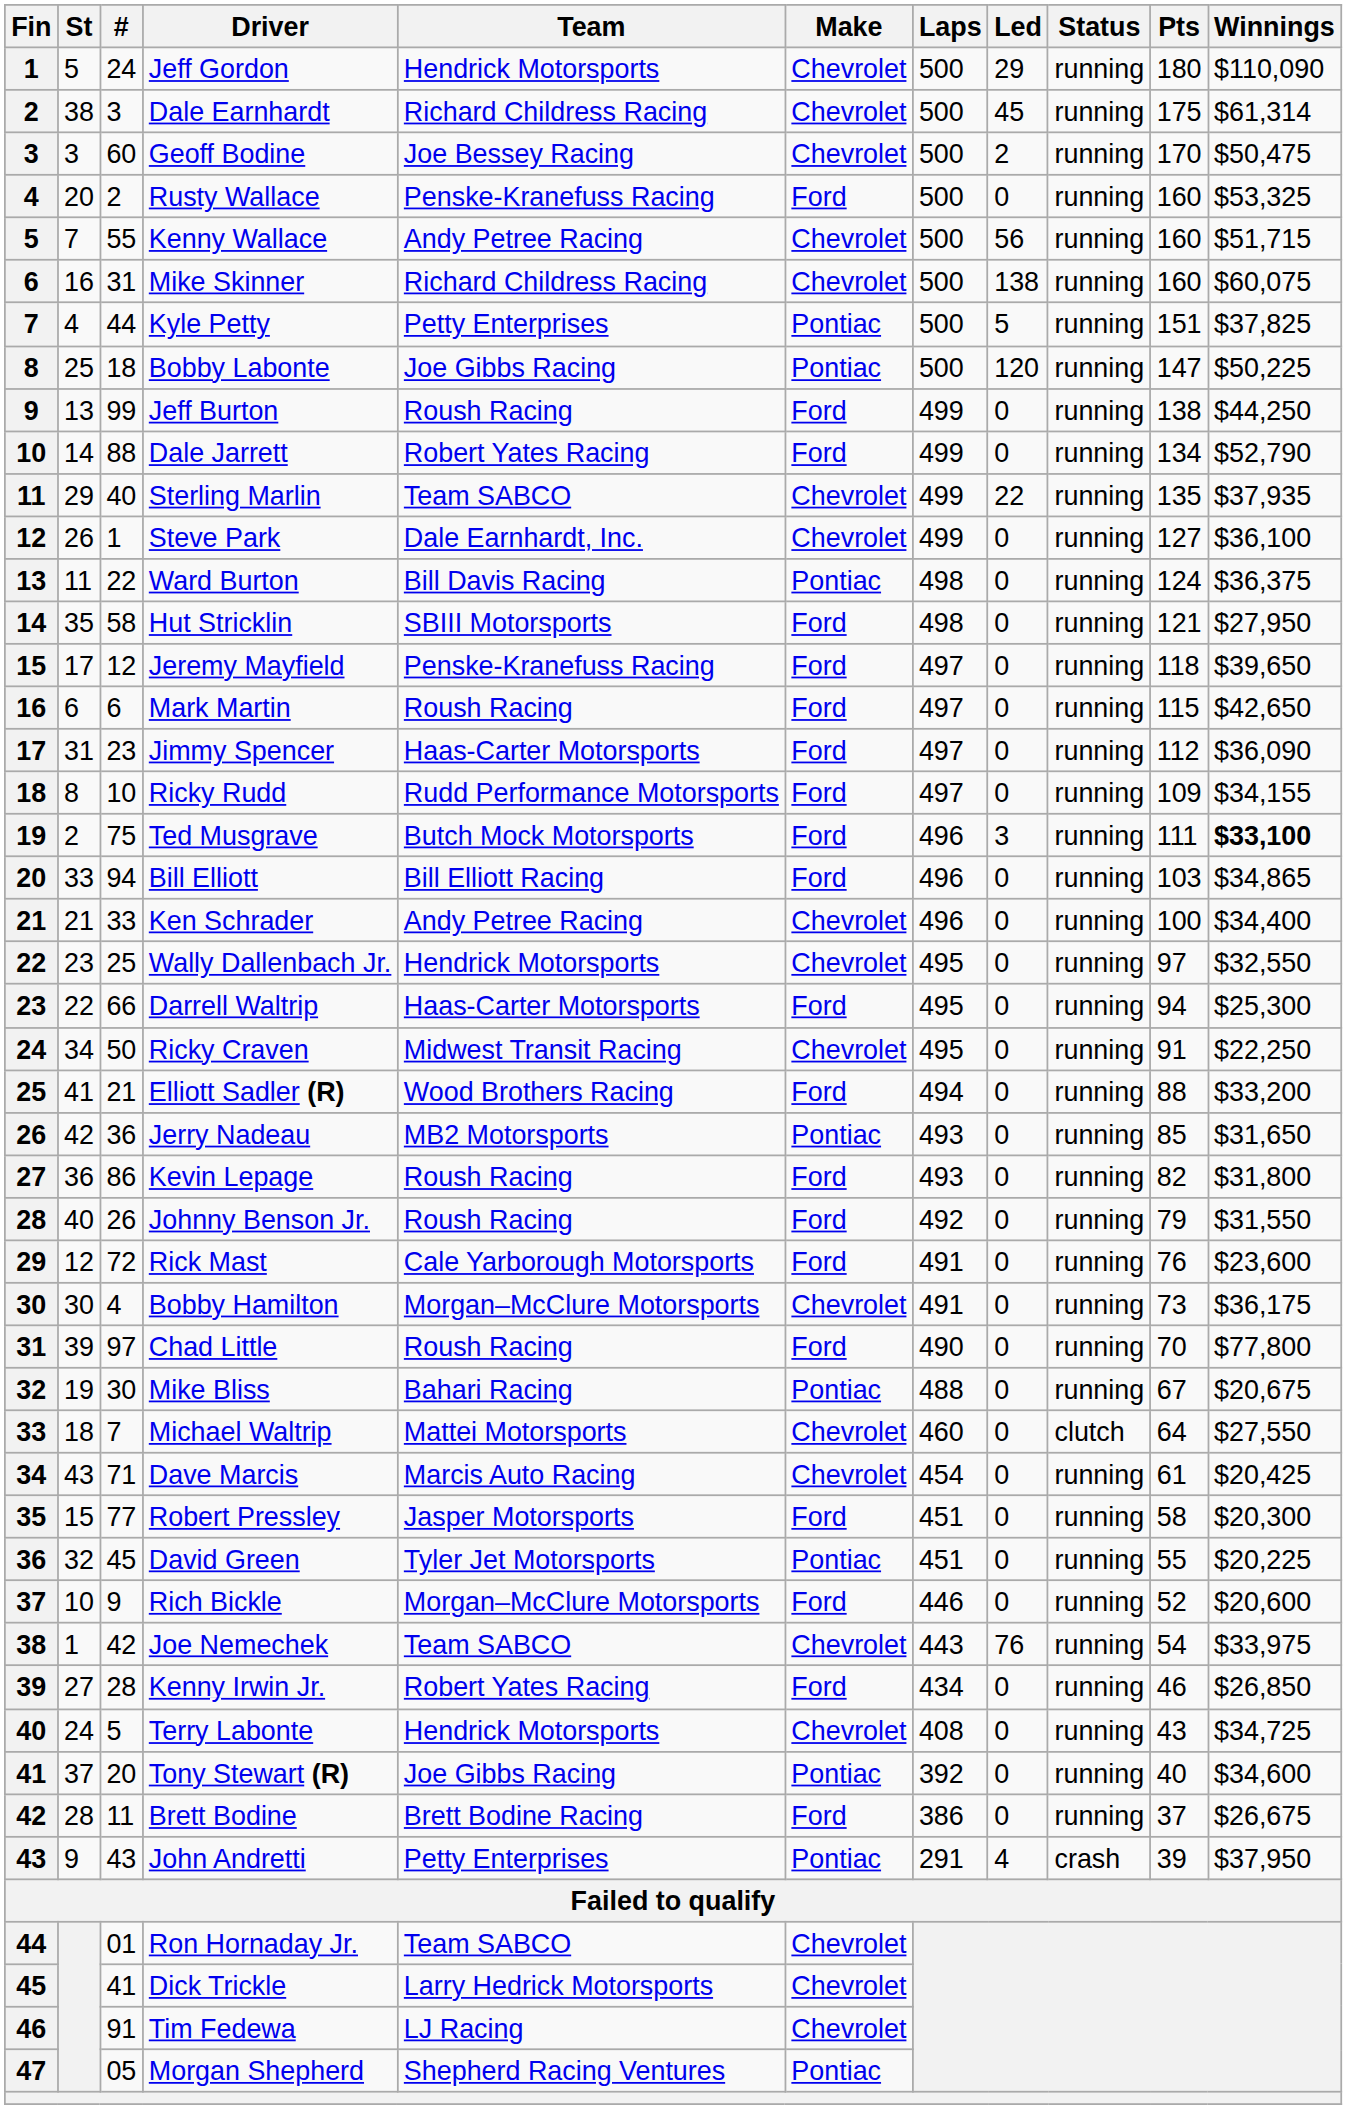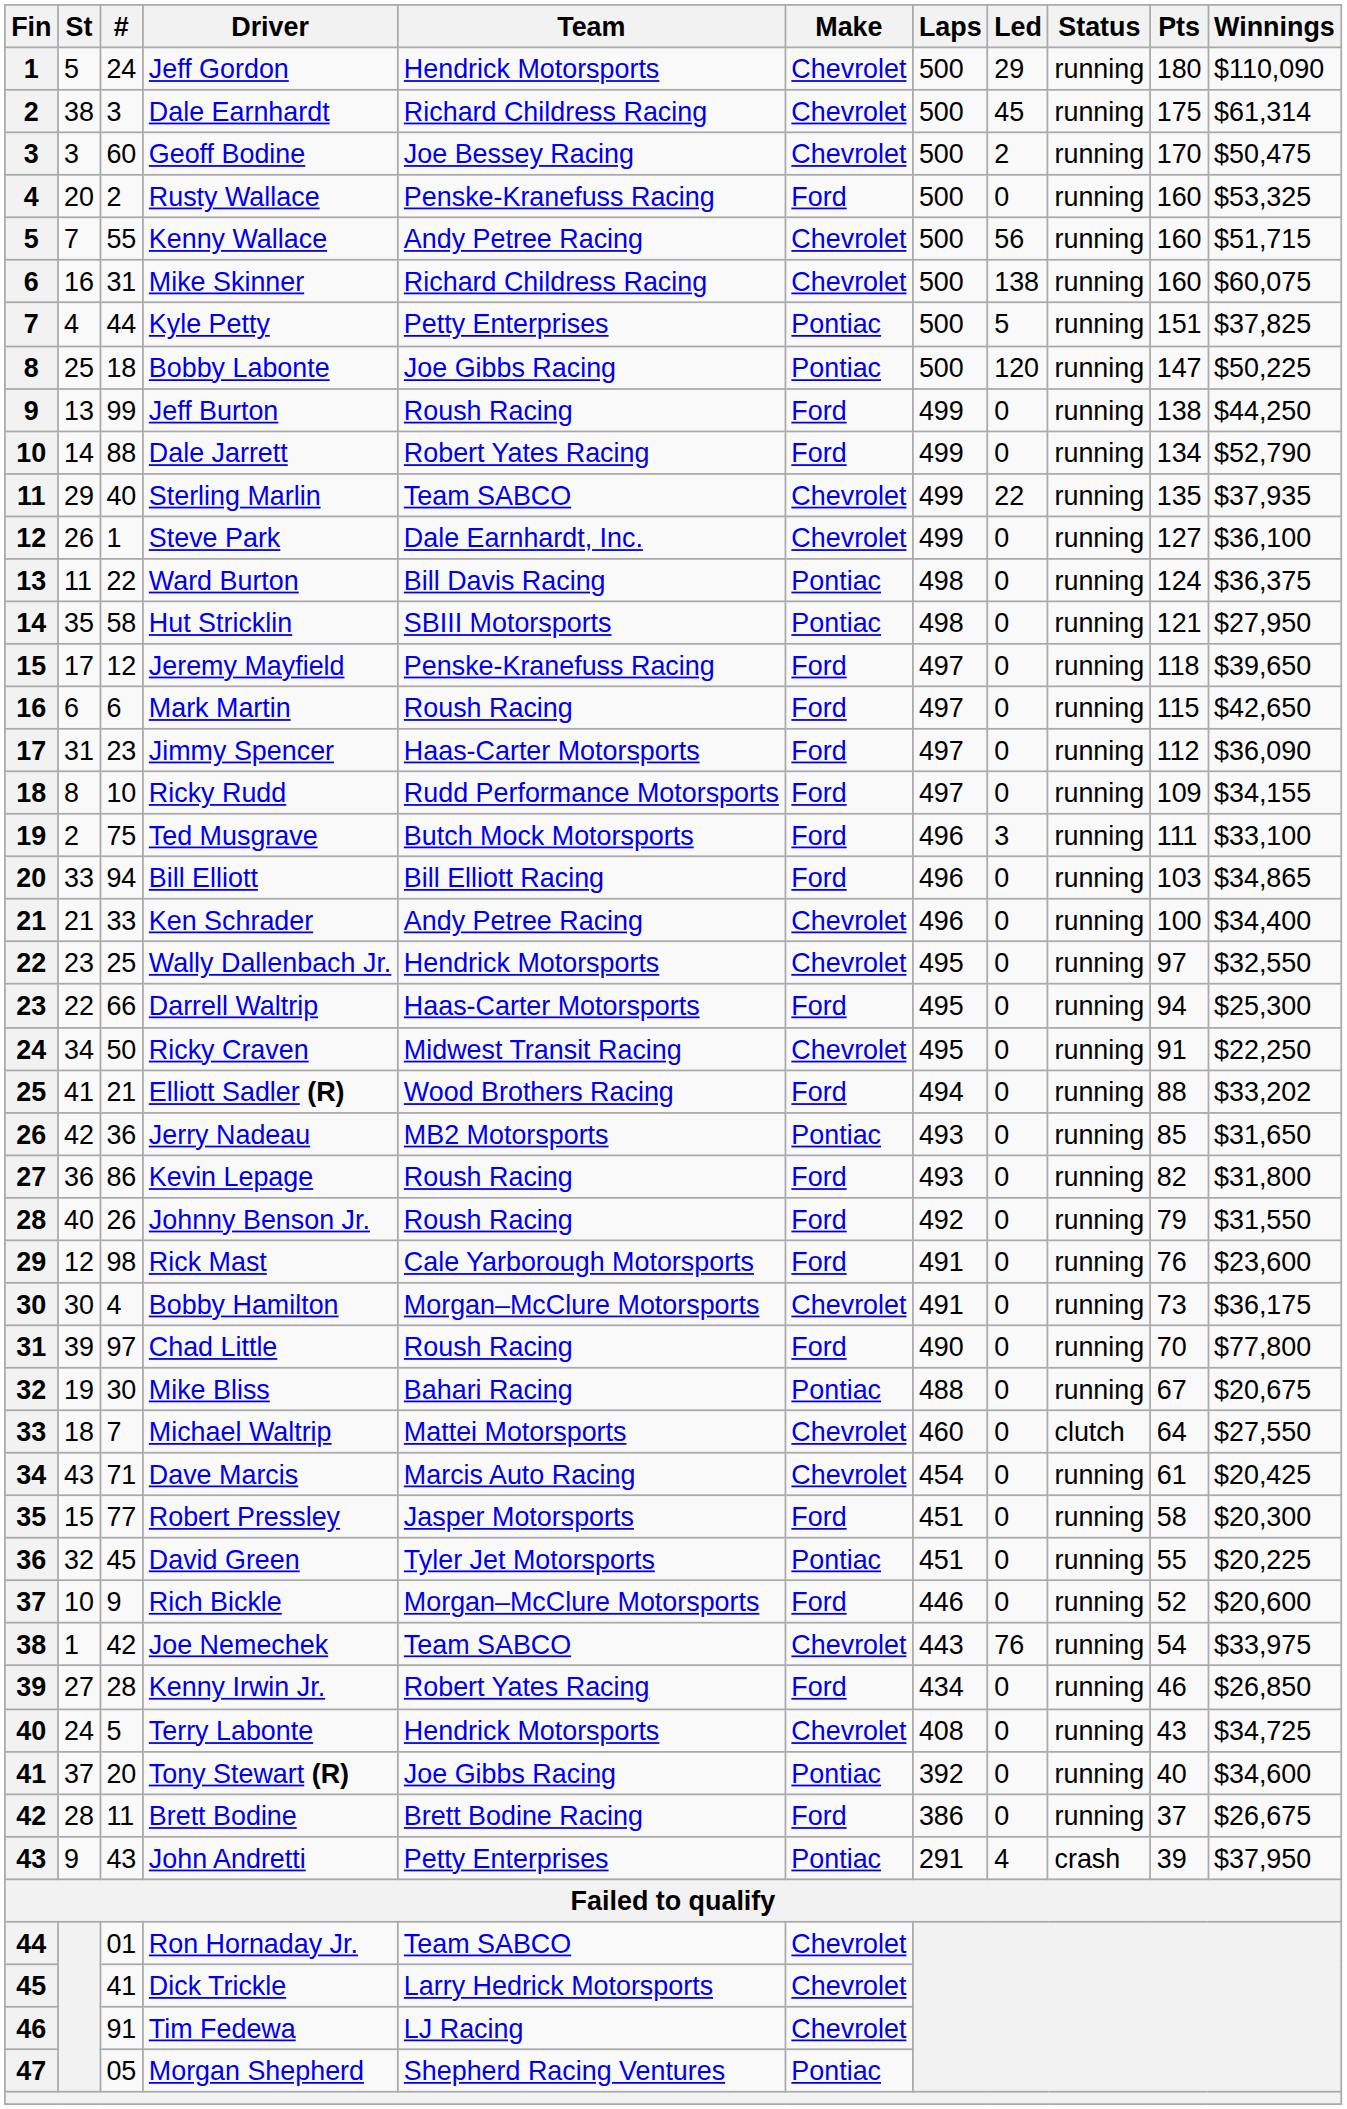(819, 623) Ford -> (836, 623) Pontiac
(1263, 836) bold -> (1263, 836) normal
(1263, 1091) $33,200 -> (1263, 1091) $33,202
(121, 1261) 72 -> (121, 1261) 98
